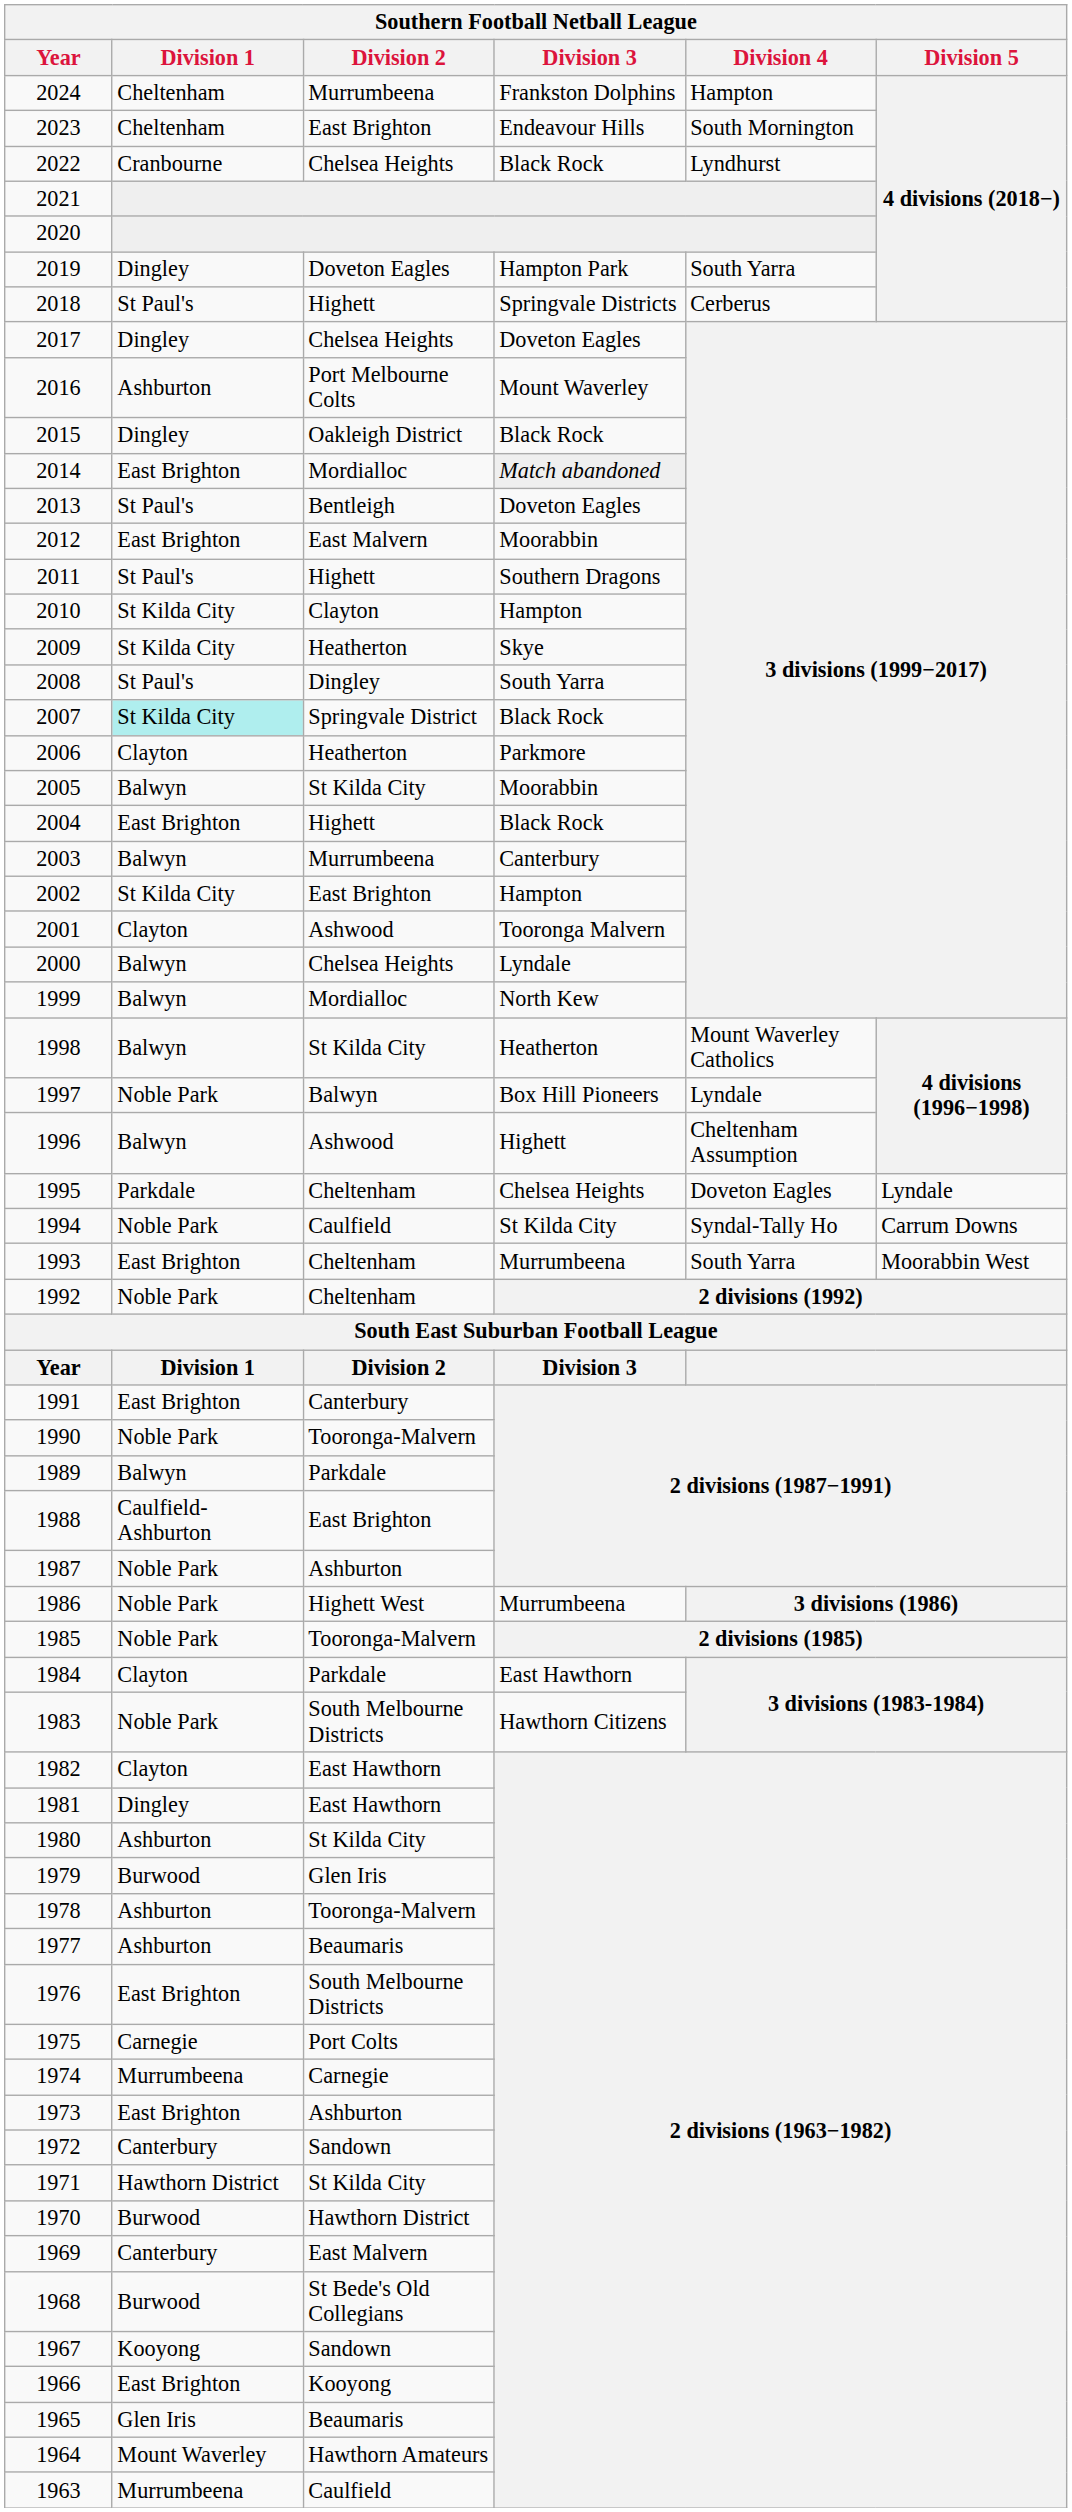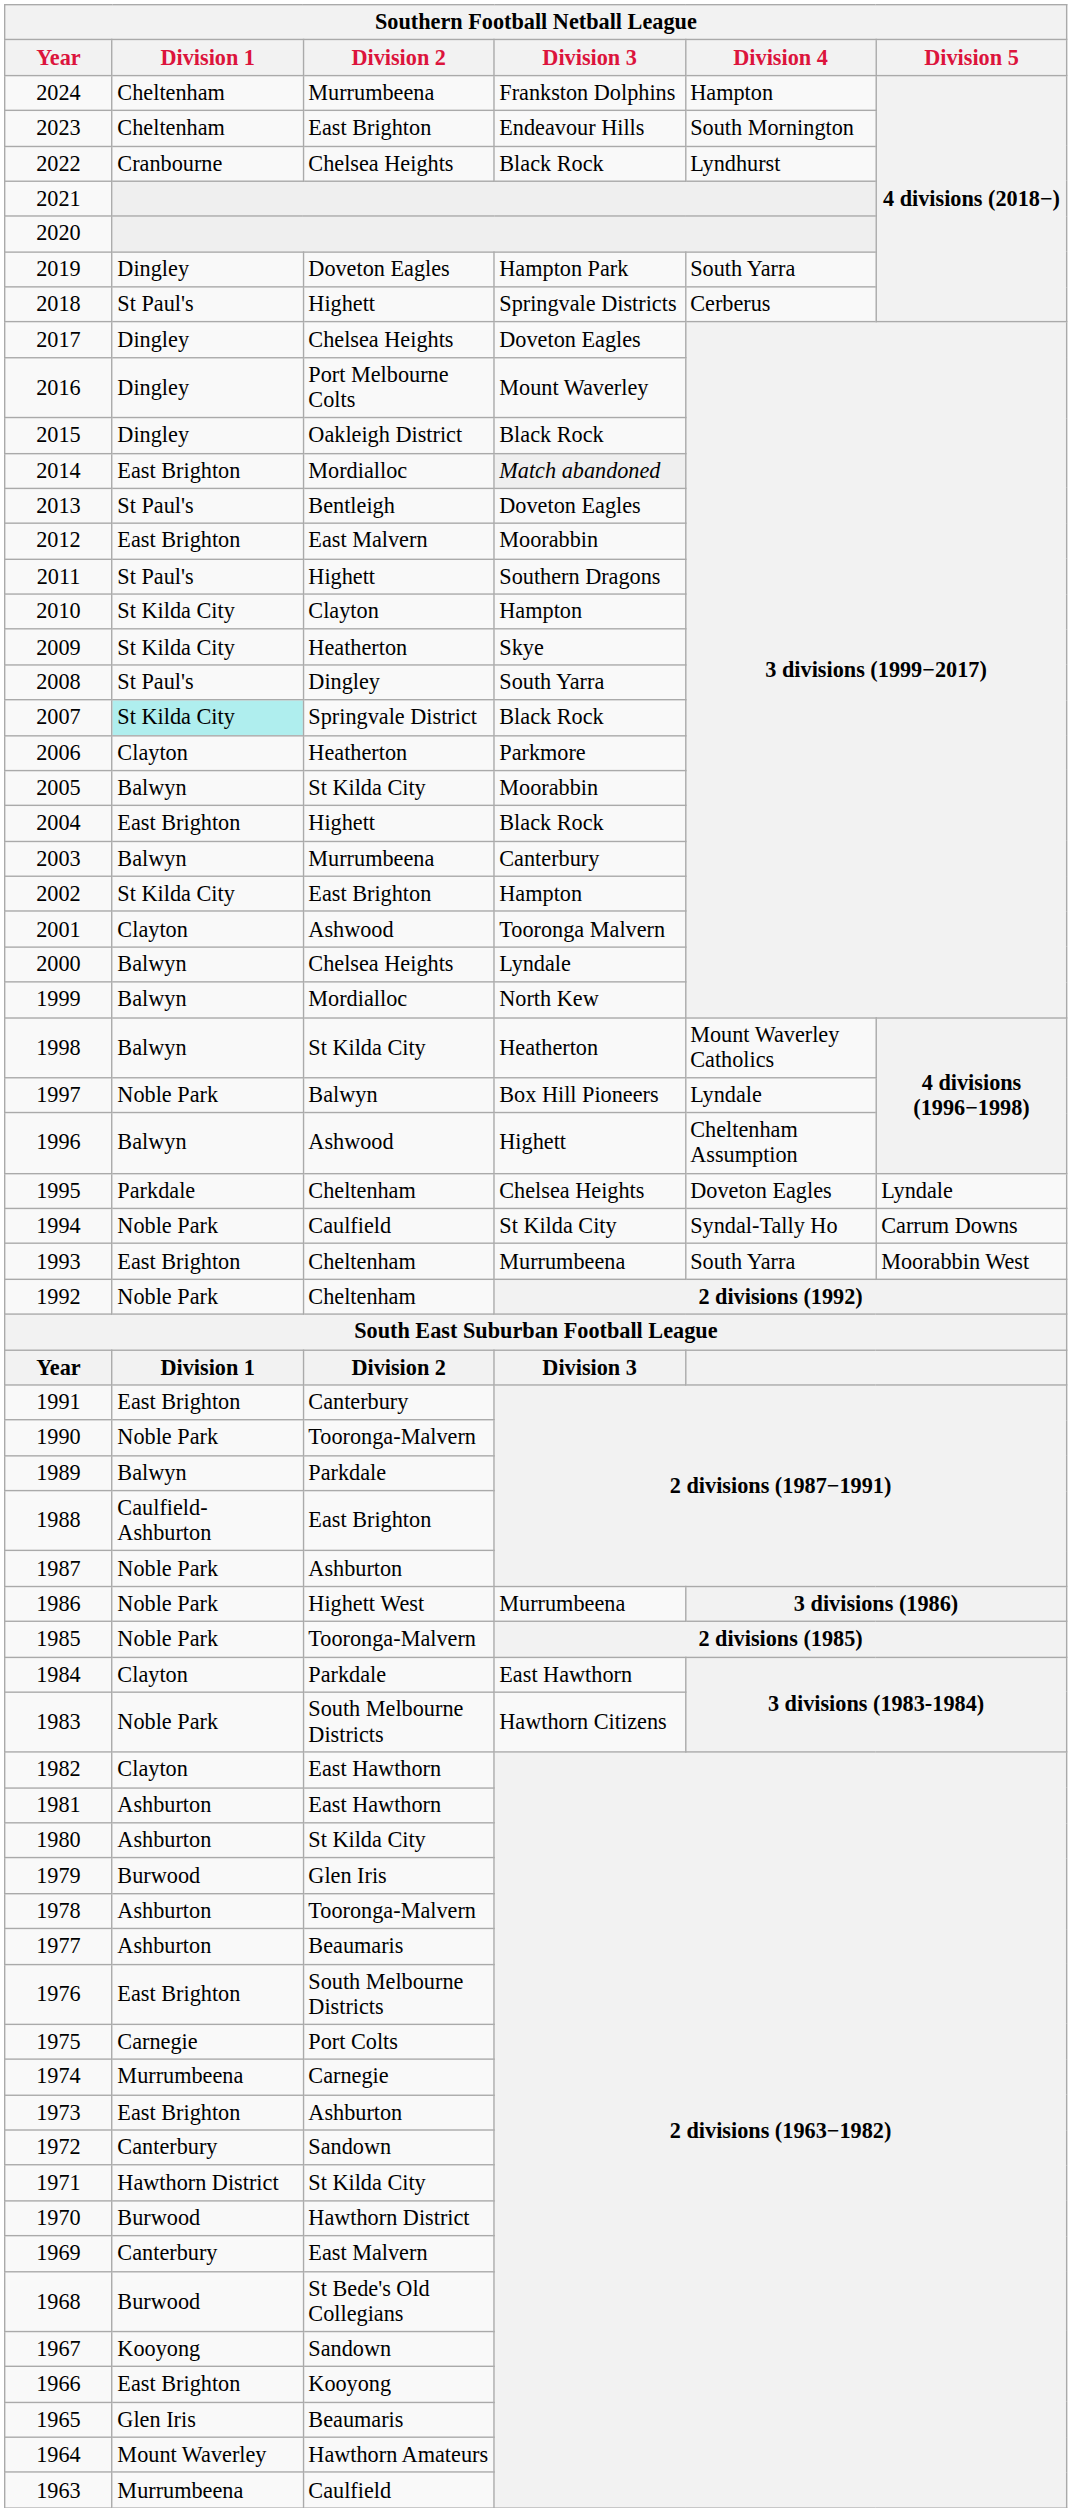(164, 387) Ashburton -> (153, 387) Dingley
(153, 1804) Dingley -> (164, 1804) Ashburton
